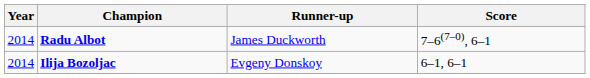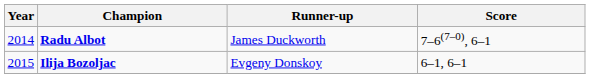(21, 63) 2014 -> (21, 63) 2015
